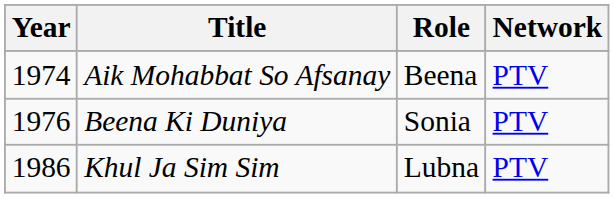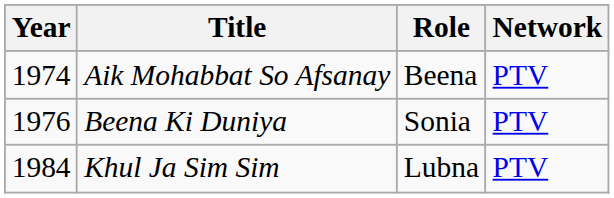(41, 167) 1986 -> (41, 167) 1984
